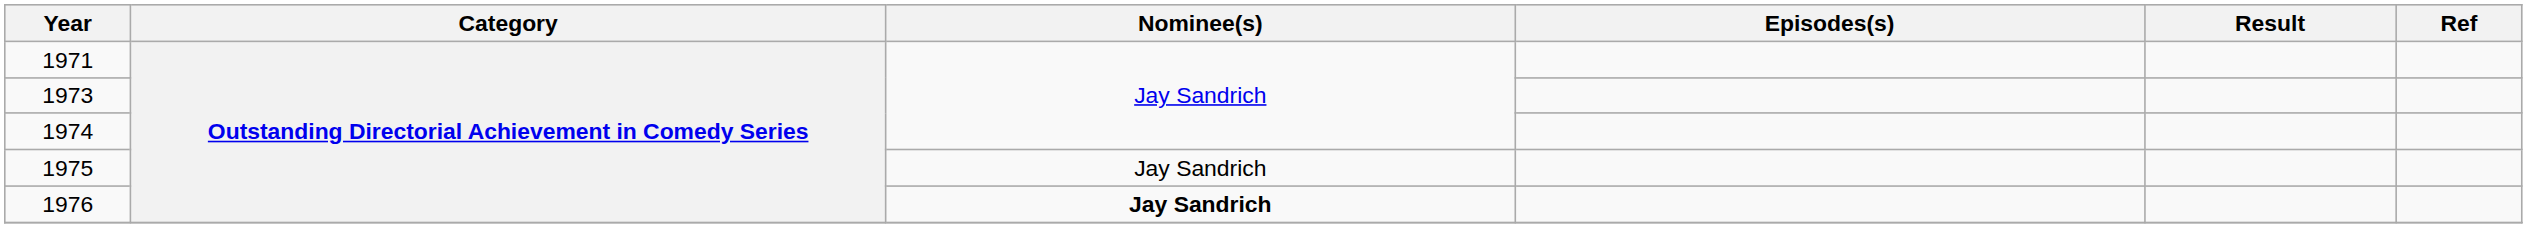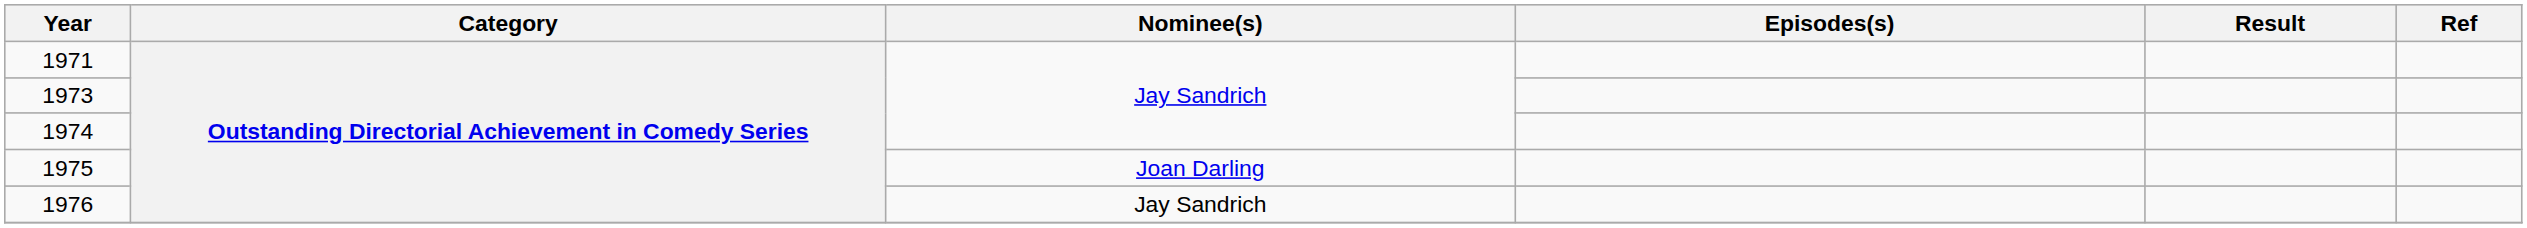(1200, 168) Jay Sandrich -> (1200, 168) Joan Darling
(1200, 204) bold -> (1200, 204) normal
